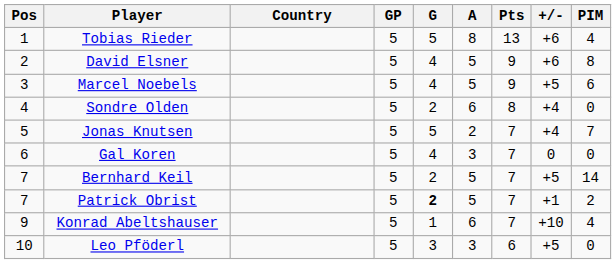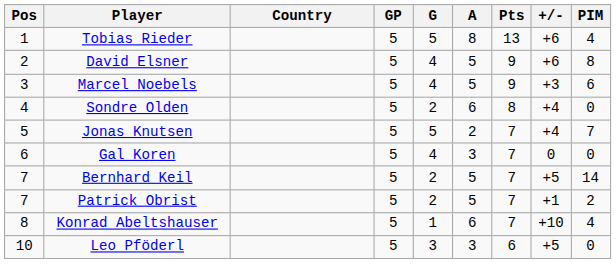(551, 85) +5 -> (551, 85) +3
(433, 201) bold -> (433, 201) normal
(24, 224) 9 -> (24, 224) 8
